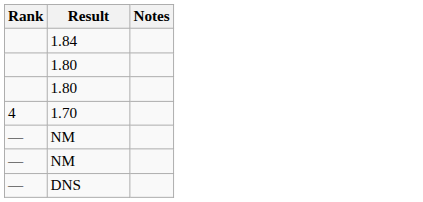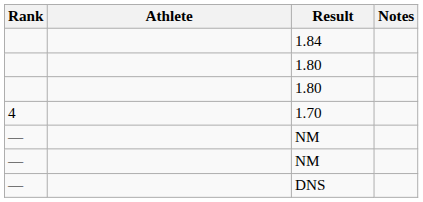+ column: (169, 16)
